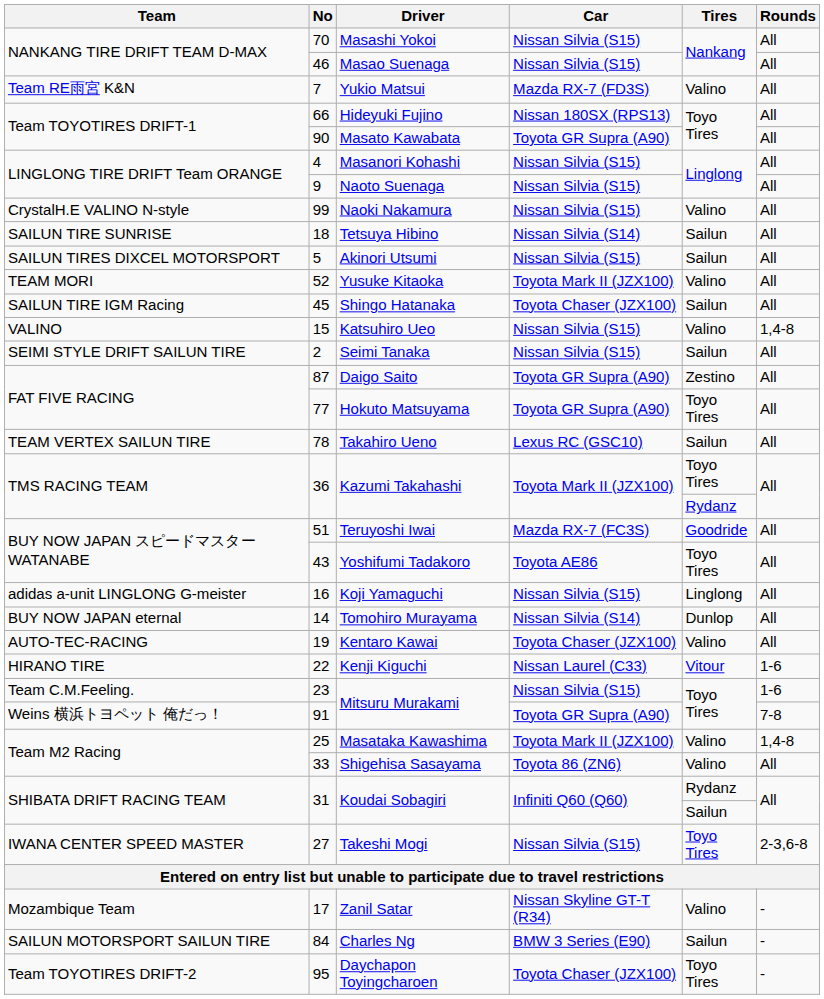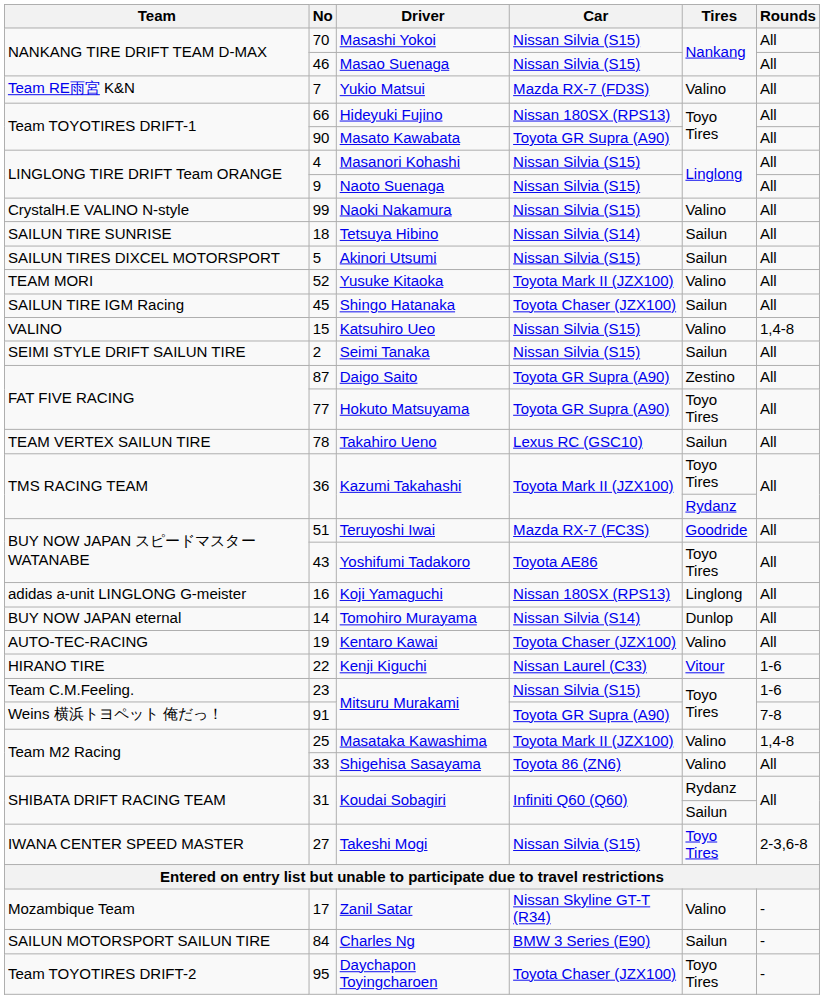(577, 594) Nissan Silvia (S15) -> (592, 594) Nissan 180SX (RPS13)
